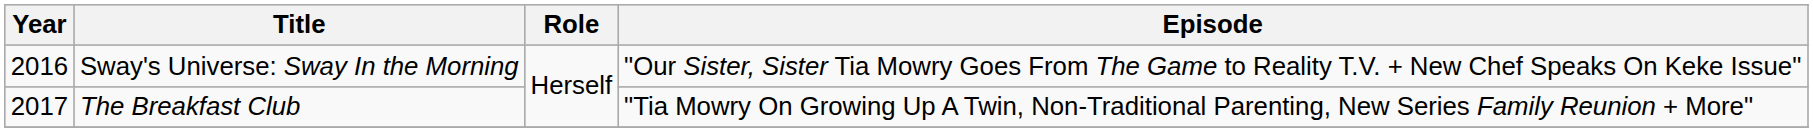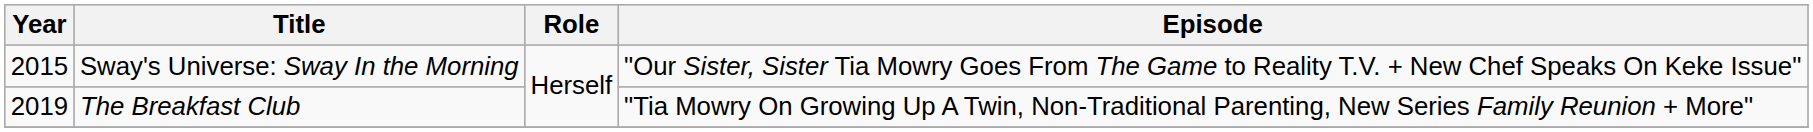(39, 65) 2016 -> (39, 65) 2015
(39, 106) 2017 -> (39, 106) 2019
